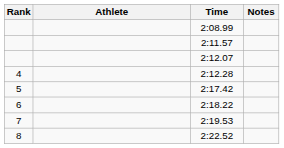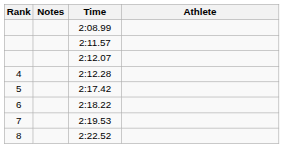columns swapped: (112, 12) <-> (261, 12)
